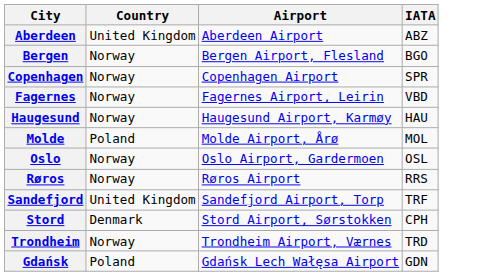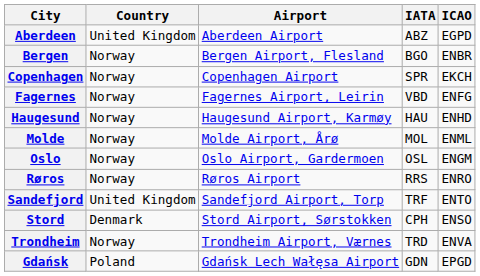+ column: (457, 15)
(112, 138) Poland -> (112, 138) Norway
